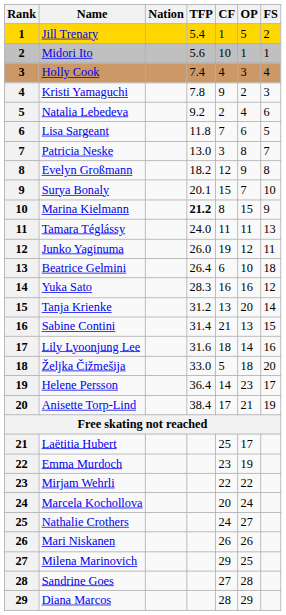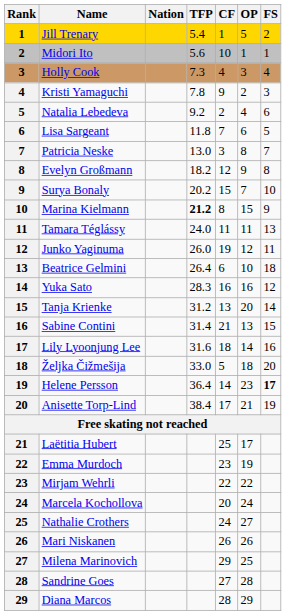(197, 72) 7.4 -> (197, 72) 7.3
(200, 190) 20.1 -> (200, 190) 20.2
(270, 385) normal -> (270, 385) bold
